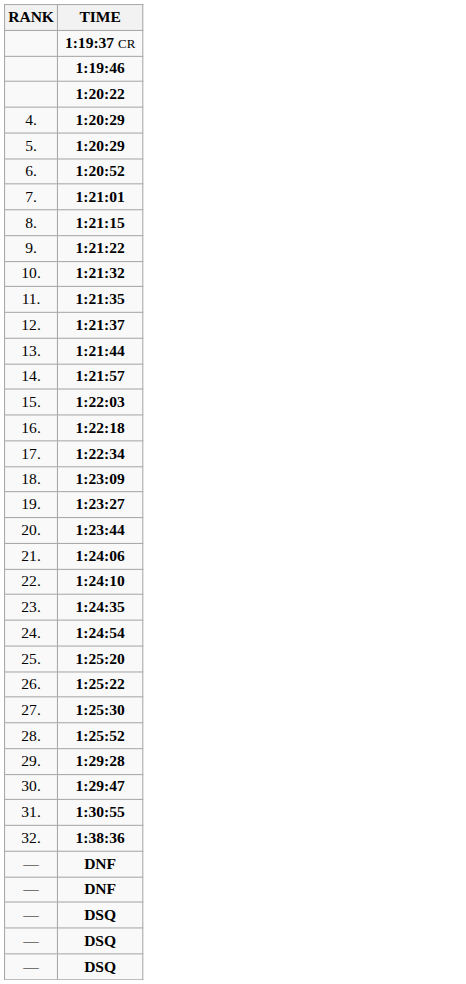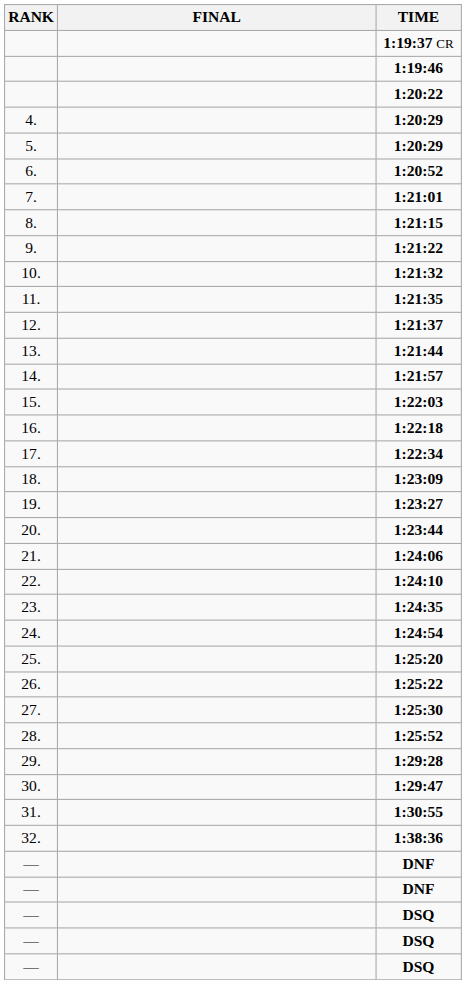+ column: (217, 17)
